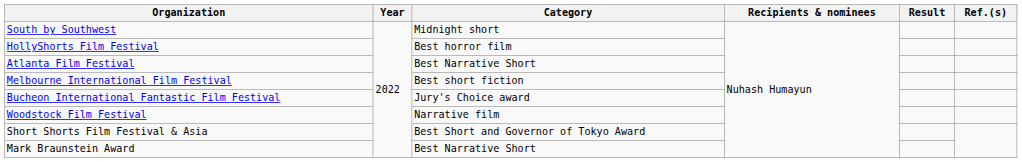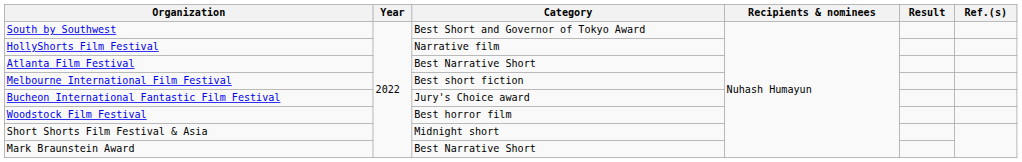(457, 30) Midnight short -> (530, 30) Best Short and Governor of Tokyo Award
(463, 47) Best horror film -> (457, 47) Narrative film
(457, 115) Narrative film -> (463, 115) Best horror film
(530, 132) Best Short and Governor of Tokyo Award -> (457, 132) Midnight short
